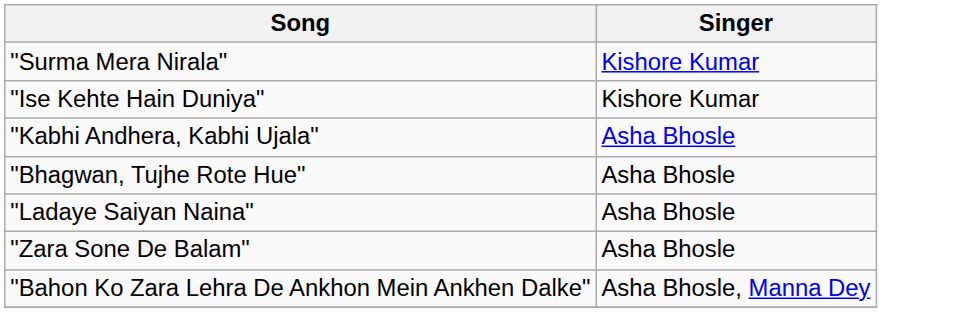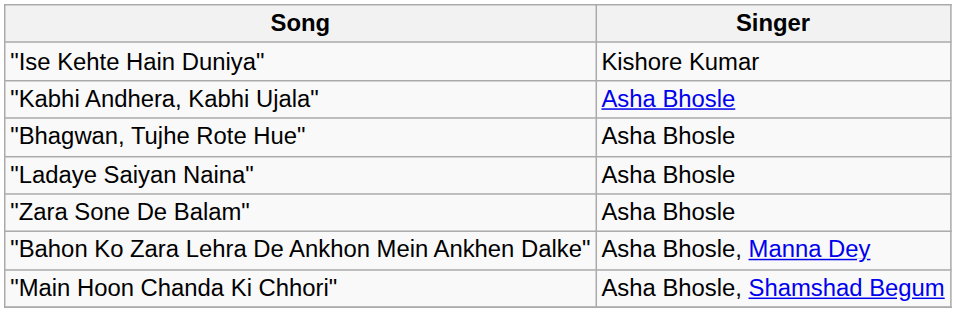- row: (119, 61)
+ row: (174, 288)
